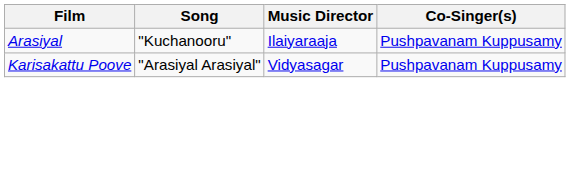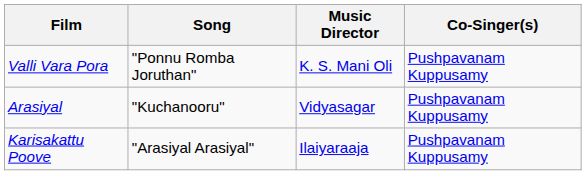+ row: (58, 66)
(302, 40) Ilaiyaraaja -> (337, 107) Vidyasagar
(306, 64) Vidyasagar -> (334, 148) Ilaiyaraaja
